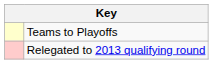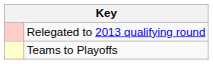rows swapped: (72, 31) <-> (116, 50)
